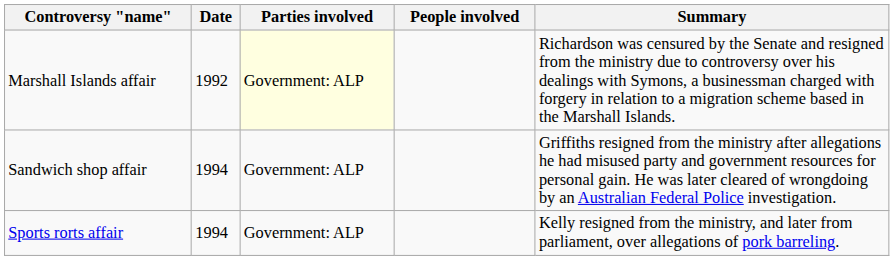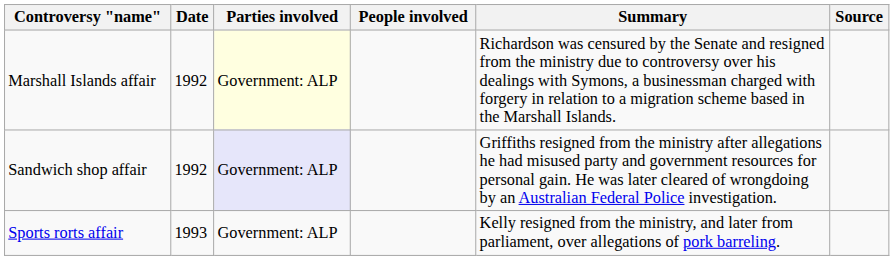+ column: (859, 17)
(212, 170) 1994 -> (191, 170) 1992
(304, 170) no background -> (278, 170) lavender background
(212, 232) 1994 -> (191, 232) 1993
